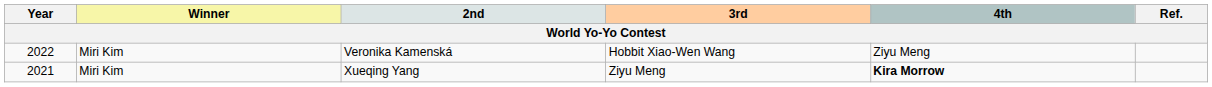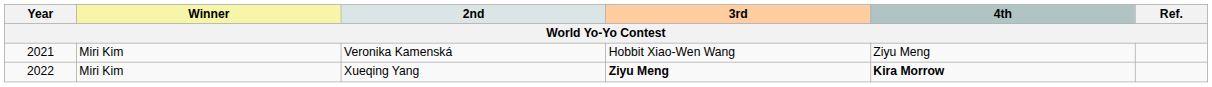(40, 52) 2022 -> (40, 52) 2021
(40, 71) 2021 -> (40, 71) 2022
(637, 71) normal -> (639, 71) bold
